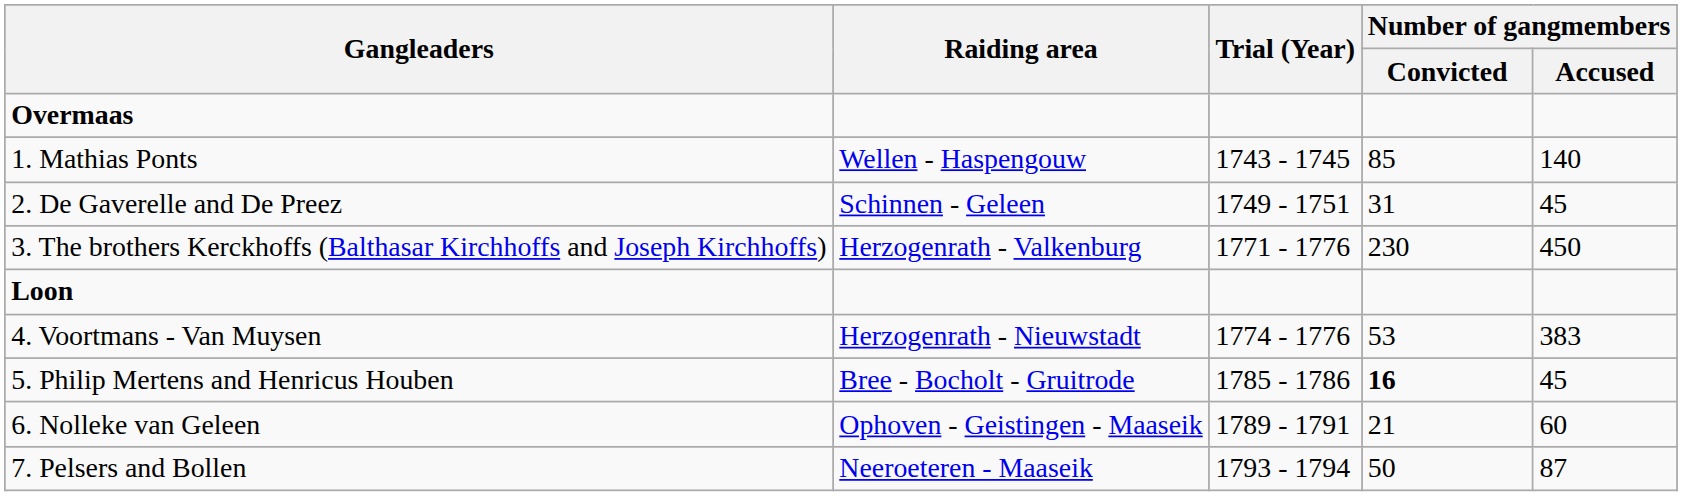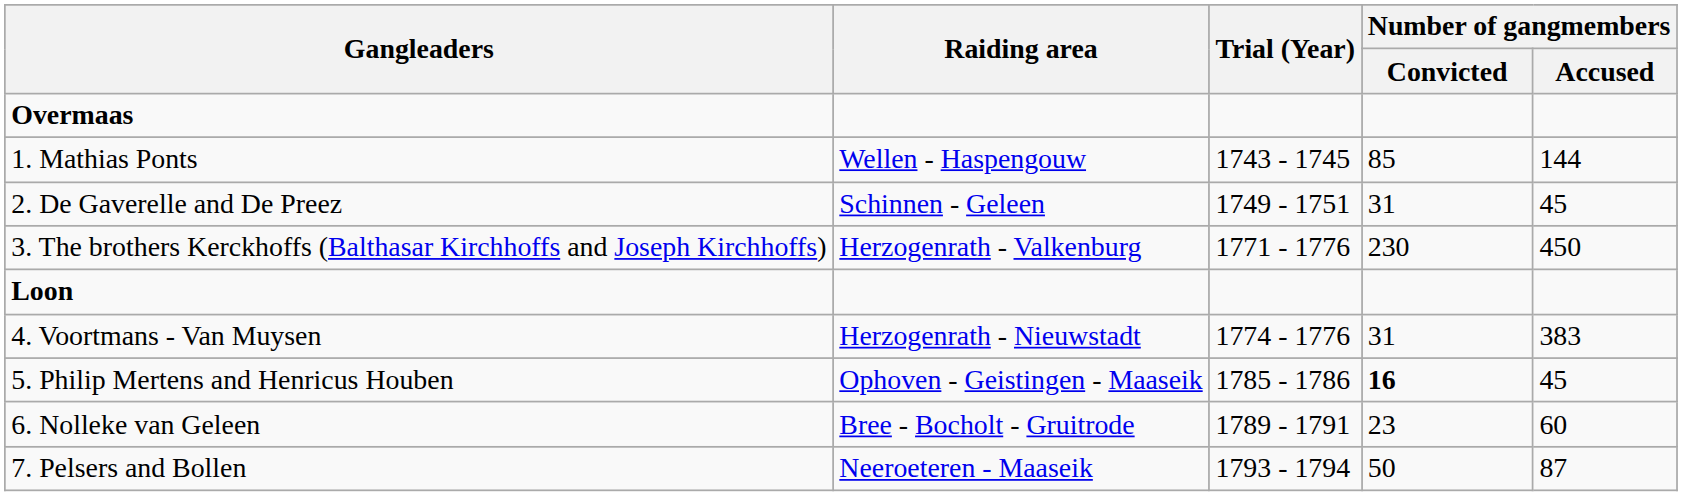(1560, 159) 140 -> (1560, 159) 144
(1382, 335) 53 -> (1382, 335) 31
(987, 379) Bree - Bocholt - Gruitrode -> (1021, 379) Ophoven - Geistingen - Maaseik
(1021, 423) Ophoven - Geistingen - Maaseik -> (987, 423) Bree - Bocholt - Gruitrode
(1382, 423) 21 -> (1382, 423) 23
